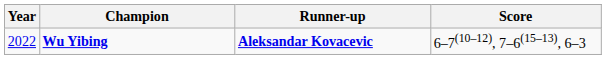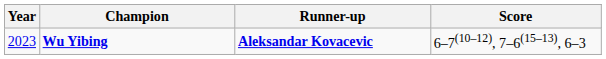(22, 41) 2022 -> (22, 41) 2023
